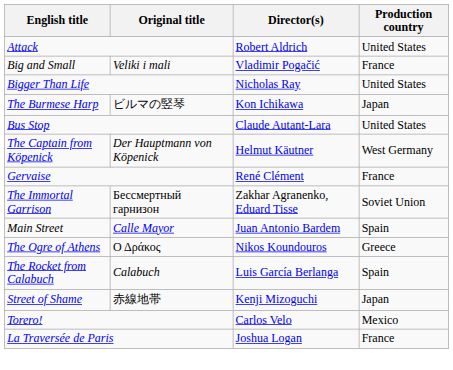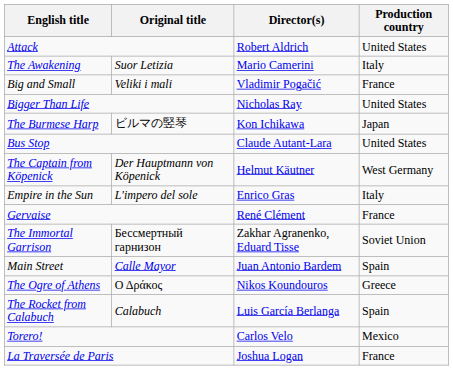+ row: (44, 65)
+ row: (50, 195)
- row: (45, 299)
